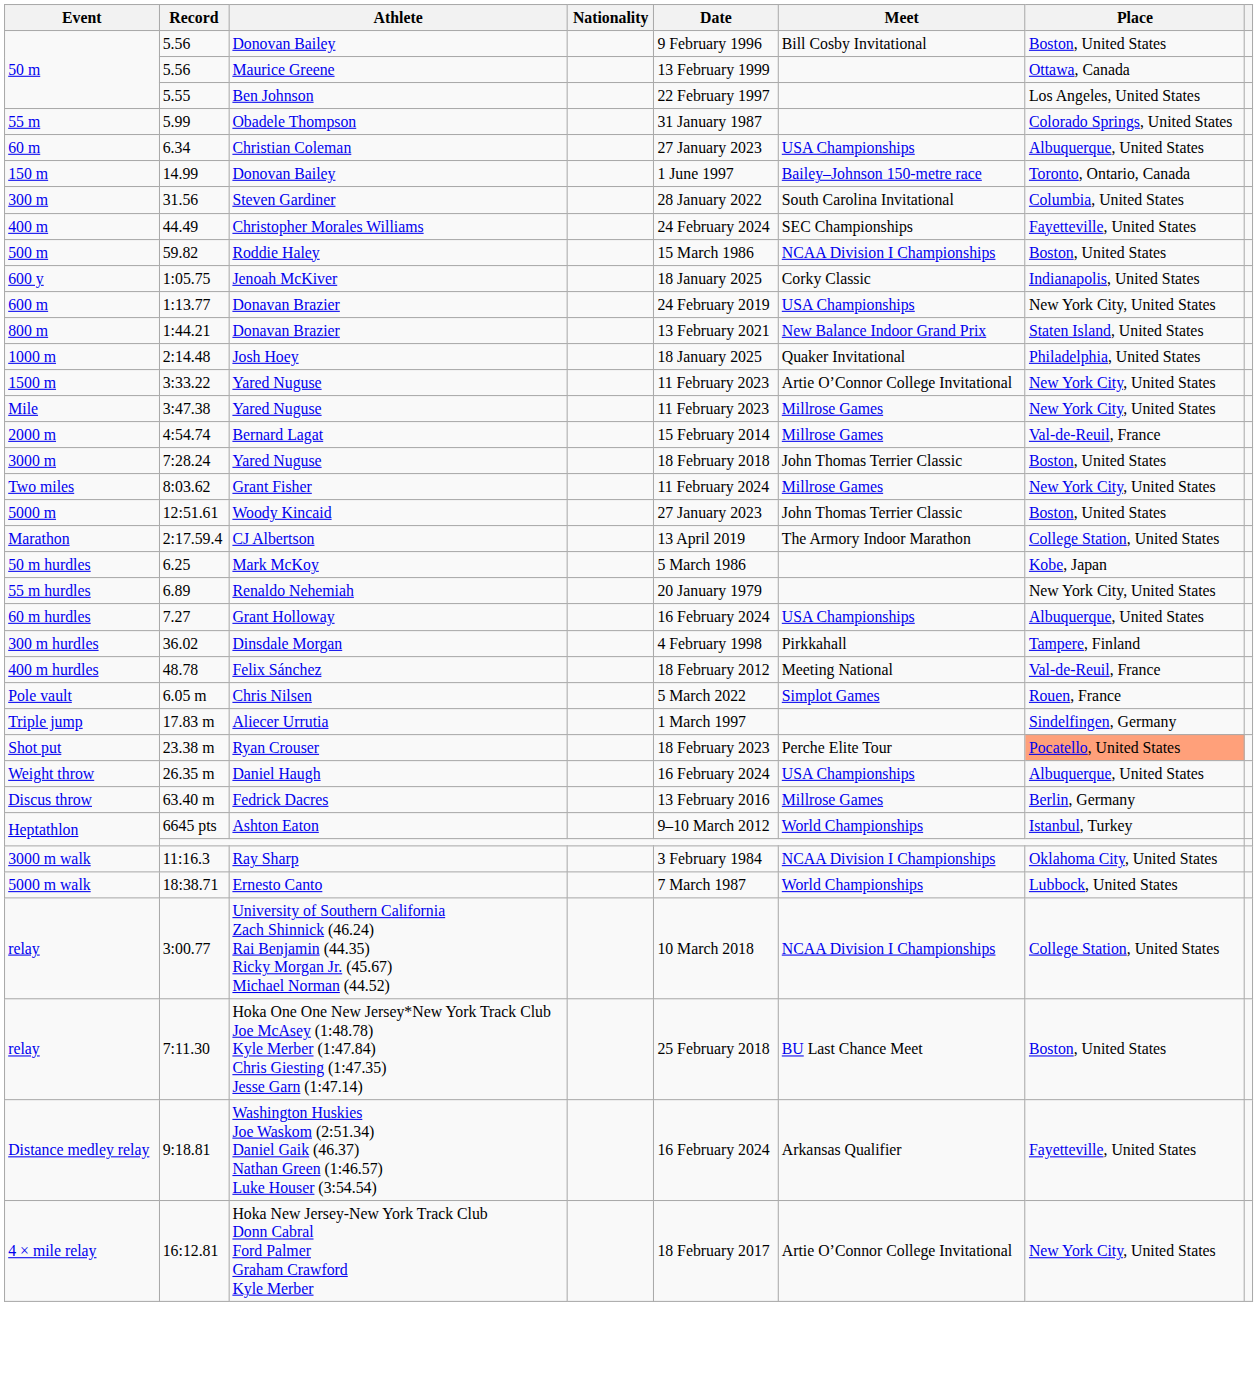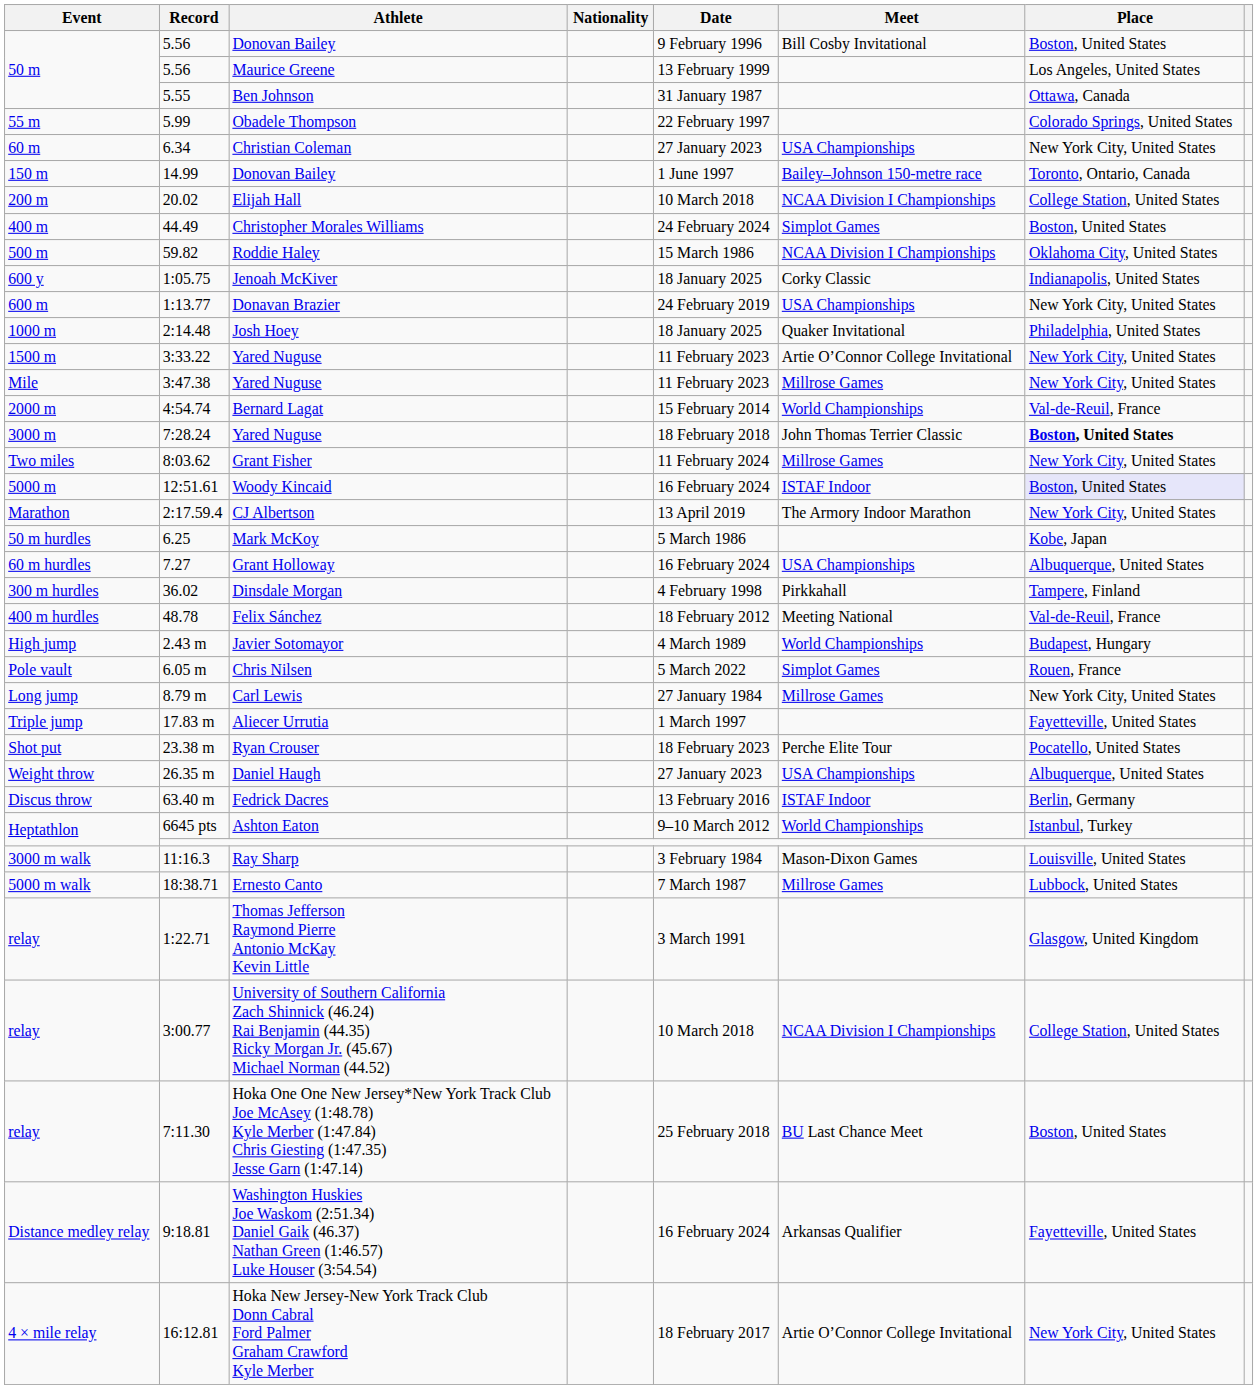(1079, 69) Ottawa, Canada -> (1114, 69) Los Angeles, United States
(714, 95) 22 February 1997 -> (710, 95) 31 January 1987
(1114, 95) Los Angeles, United States -> (1079, 95) Ottawa, Canada
(710, 121) 31 January 1987 -> (714, 121) 22 February 1997
(1116, 148) Albuquerque, United States -> (1122, 148) New York City, United States
+ row: (180, 200)
- row: (180, 200)
(847, 226) SEC Championships -> (831, 226) Simplot Games
(1113, 226) Fayetteville, United States -> (1098, 226) Boston, United States
(1098, 252) Boston, United States -> (1123, 252) Oklahoma City, United States
- row: (187, 330)
(832, 434) Millrose Games -> (852, 408) World Championships
(1098, 460) normal -> (1101, 434) bold
(710, 512) 27 January 2023 -> (714, 486) 16 February 2024
(872, 512) John Thomas Terrier Classic -> (826, 486) ISTAF Indoor
(1098, 512) no background -> (1098, 486) lavender background
(1124, 539) College Station, United States -> (1122, 512) New York City, United States
- row: (177, 591)
+ row: (185, 643)
+ row: (185, 695)
(1103, 721) Sindelfingen, Germany -> (1113, 721) Fayetteville, United States
(1105, 747) lightsalmon background -> (1105, 747) no background
(714, 773) 16 February 2024 -> (710, 773) 27 January 2023
(832, 799) Millrose Games -> (826, 799) ISTAF Indoor
(889, 859) NCAA Division I Championships -> (850, 859) Mason-Dixon Games
(1123, 859) Oklahoma City, United States -> (1107, 859) Louisville, United States
(852, 885) World Championships -> (832, 885) Millrose Games
+ row: (187, 939)
